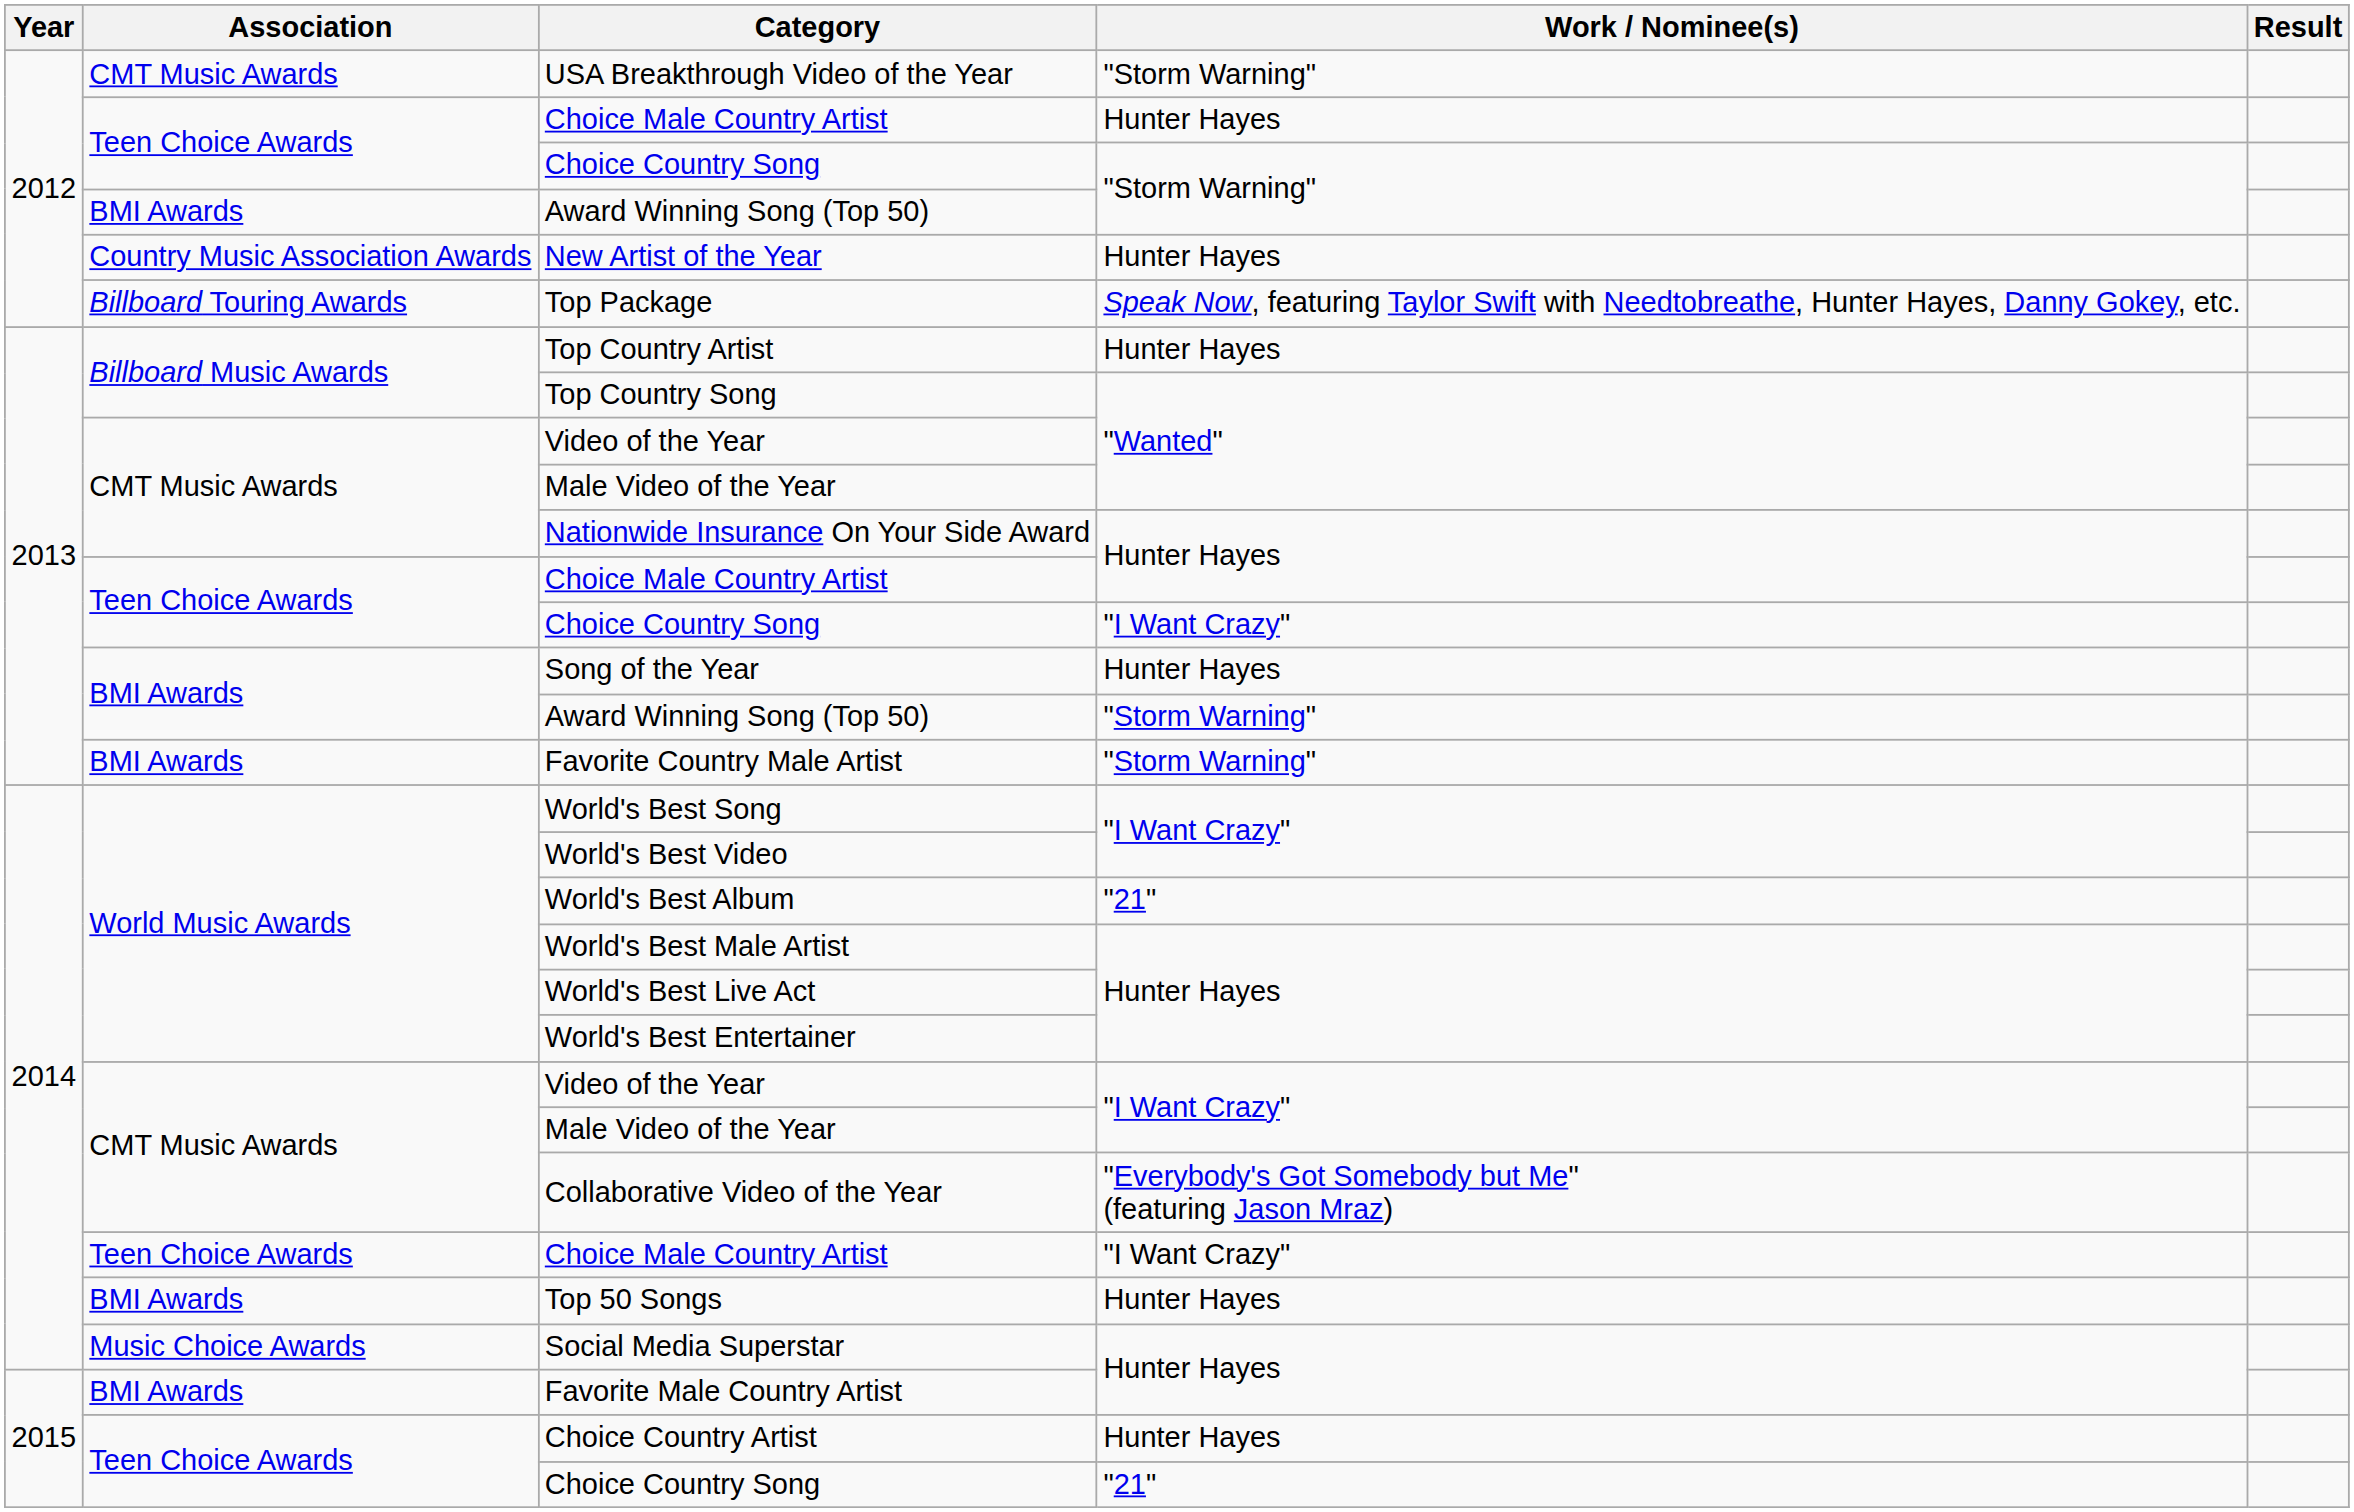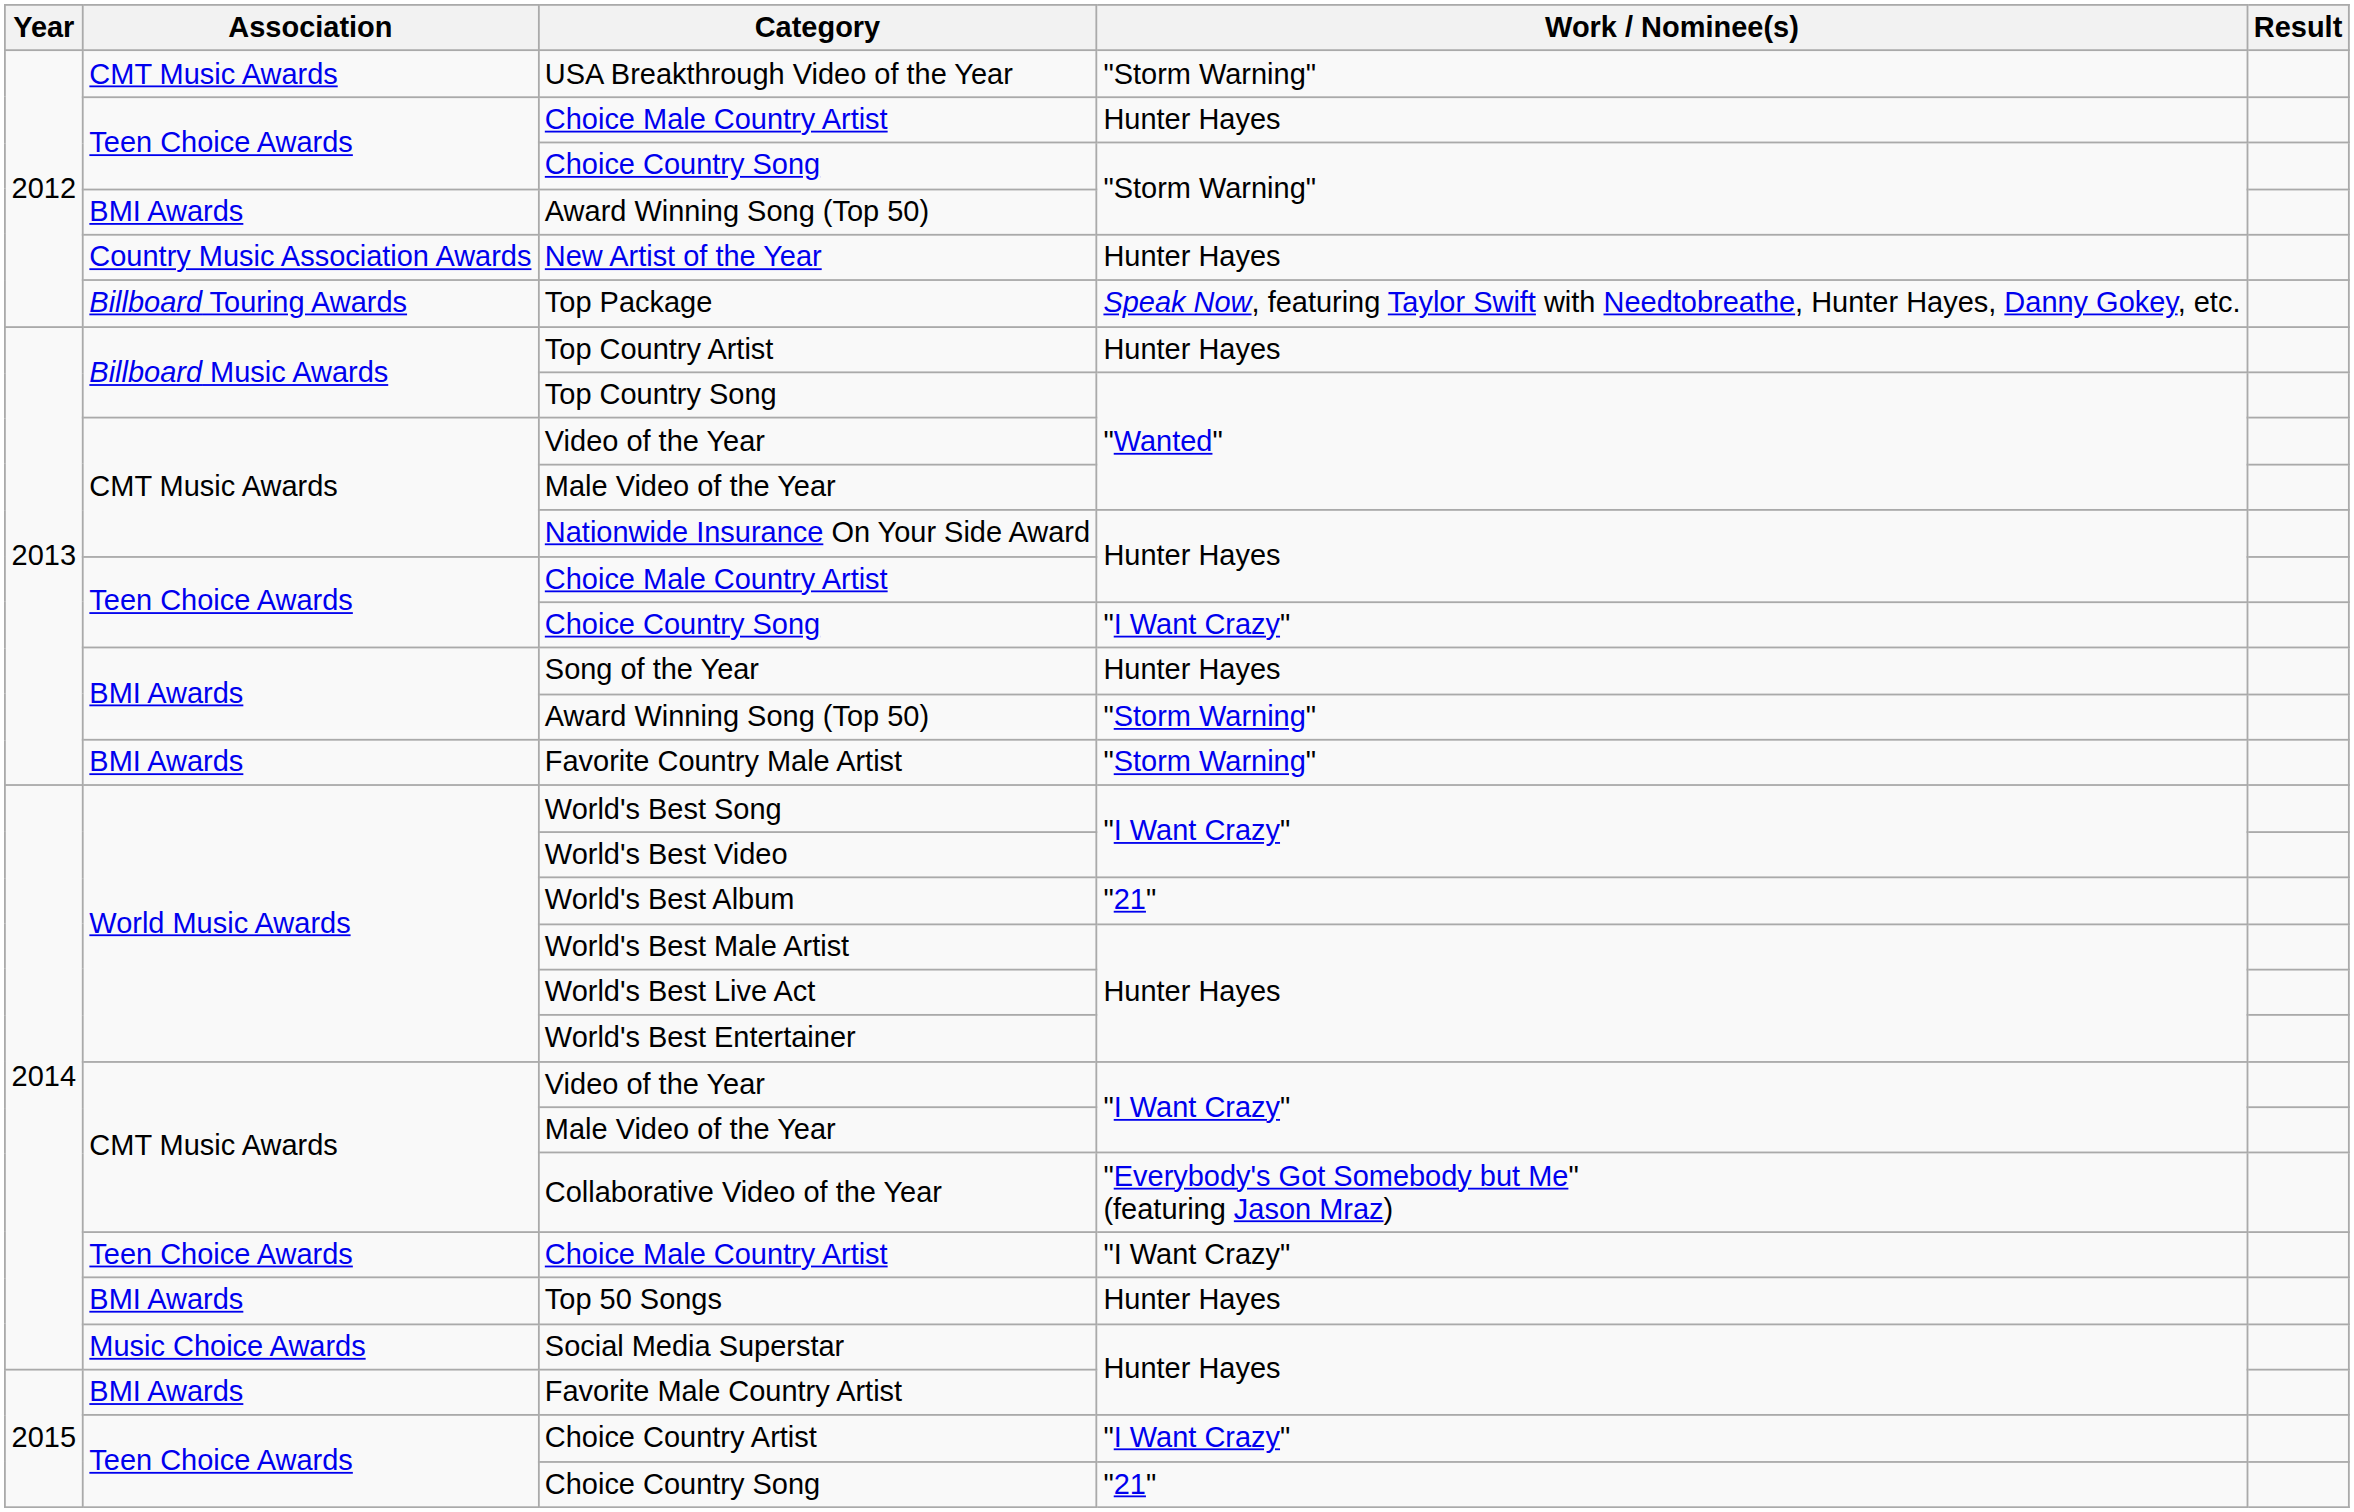(1192, 1437) Hunter Hayes -> (1197, 1437) "I Want Crazy"
